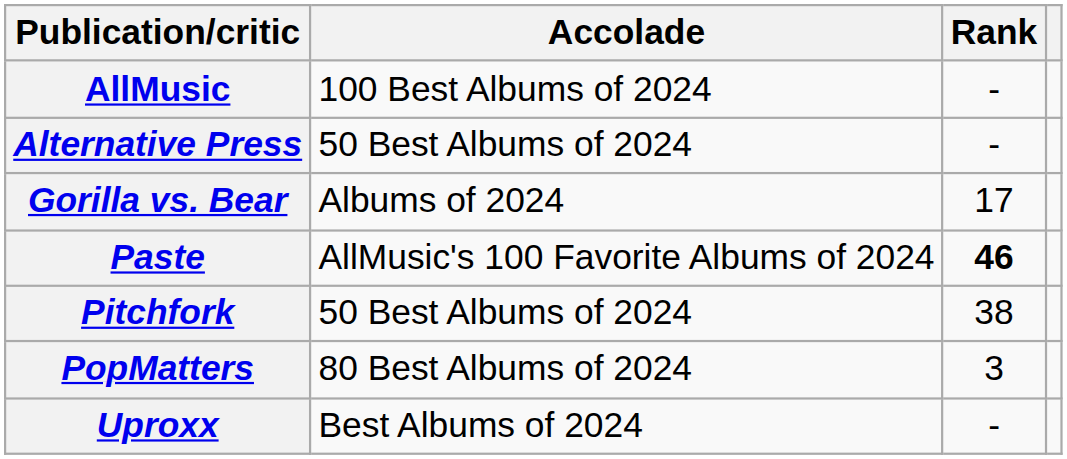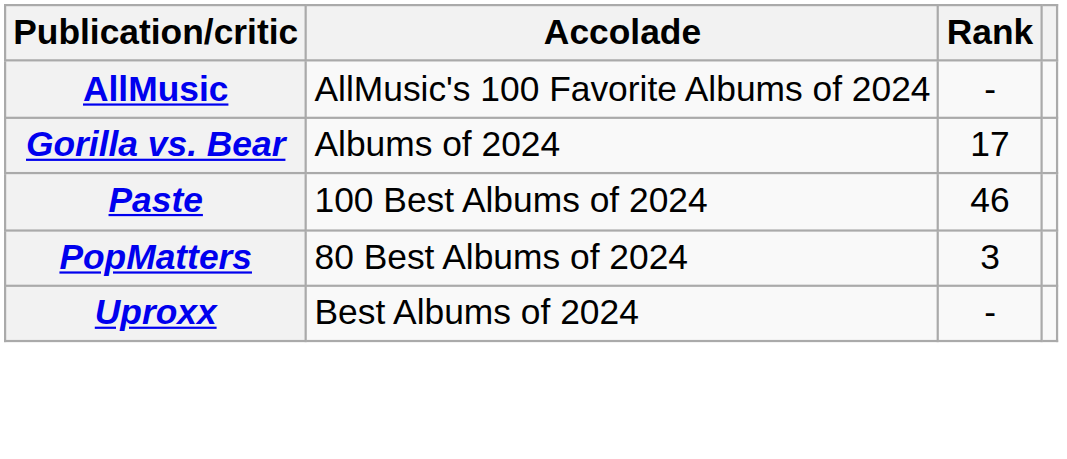(515, 88) 100 Best Albums of 2024 -> (622, 88) AllMusic's 100 Favorite Albums of 2024
- row: (158, 144)
(626, 256) AllMusic's 100 Favorite Albums of 2024 -> (511, 200) 100 Best Albums of 2024
(994, 256) bold -> (990, 200) normal
- row: (158, 312)
